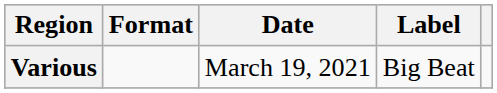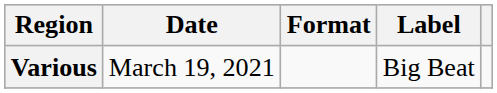columns swapped: (288, 25) <-> (151, 25)
